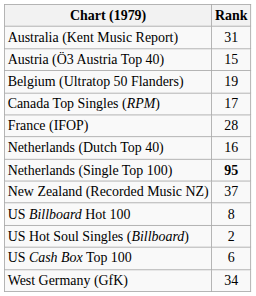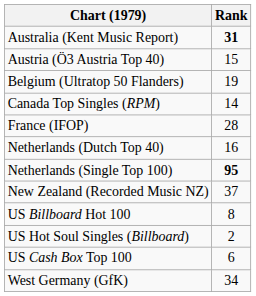(231, 37) normal -> (231, 37) bold
(231, 103) 17 -> (231, 103) 14
